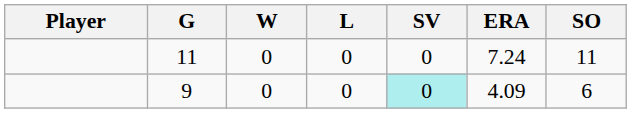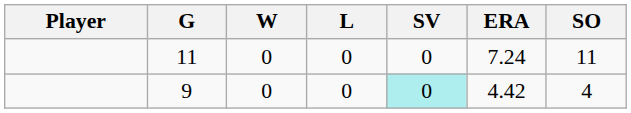(507, 90) 4.09 -> (507, 90) 4.42
(587, 90) 6 -> (587, 90) 4
